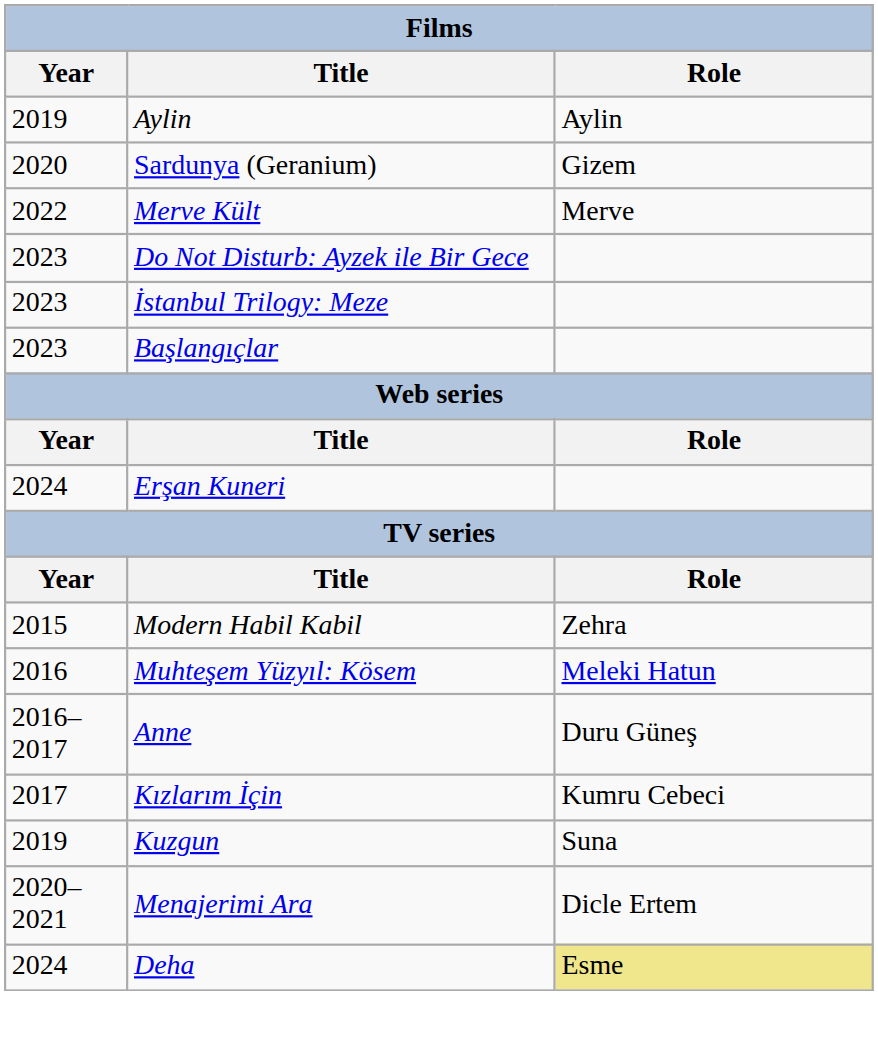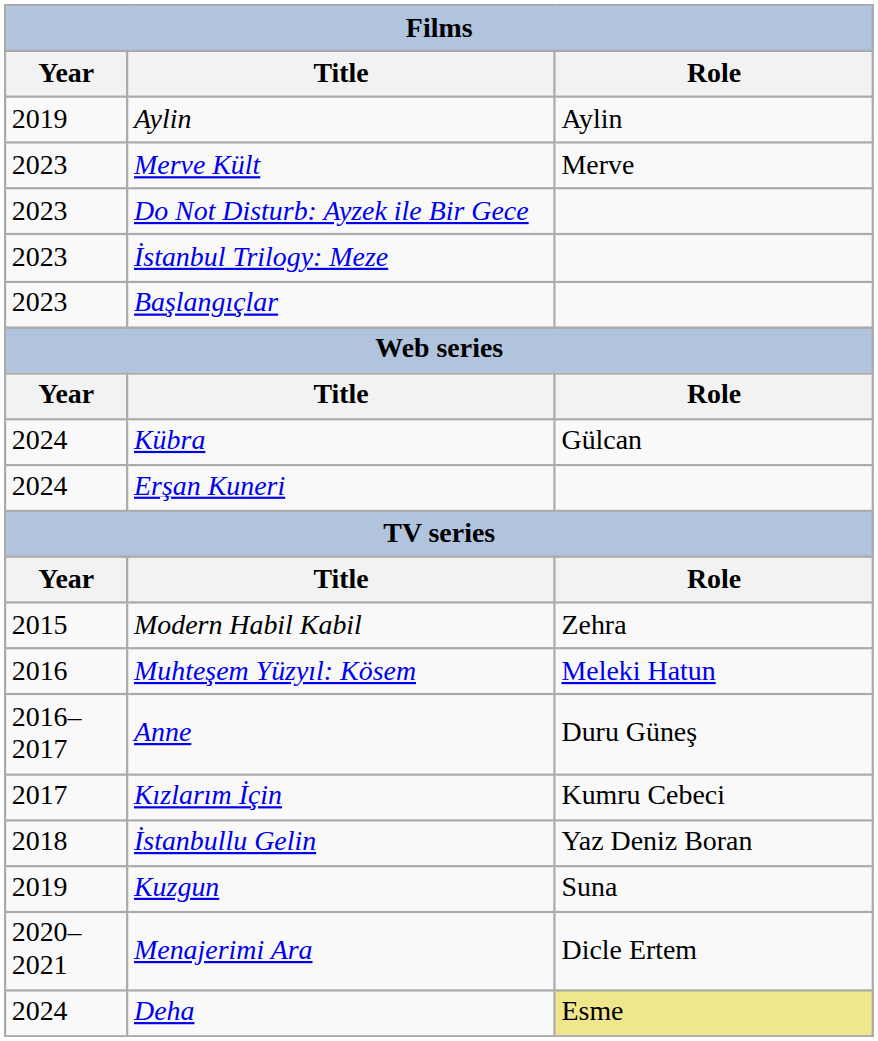- row: (255, 165)
(40, 211) 2022 -> (40, 165) 2023
+ row: (170, 441)
+ row: (225, 841)
